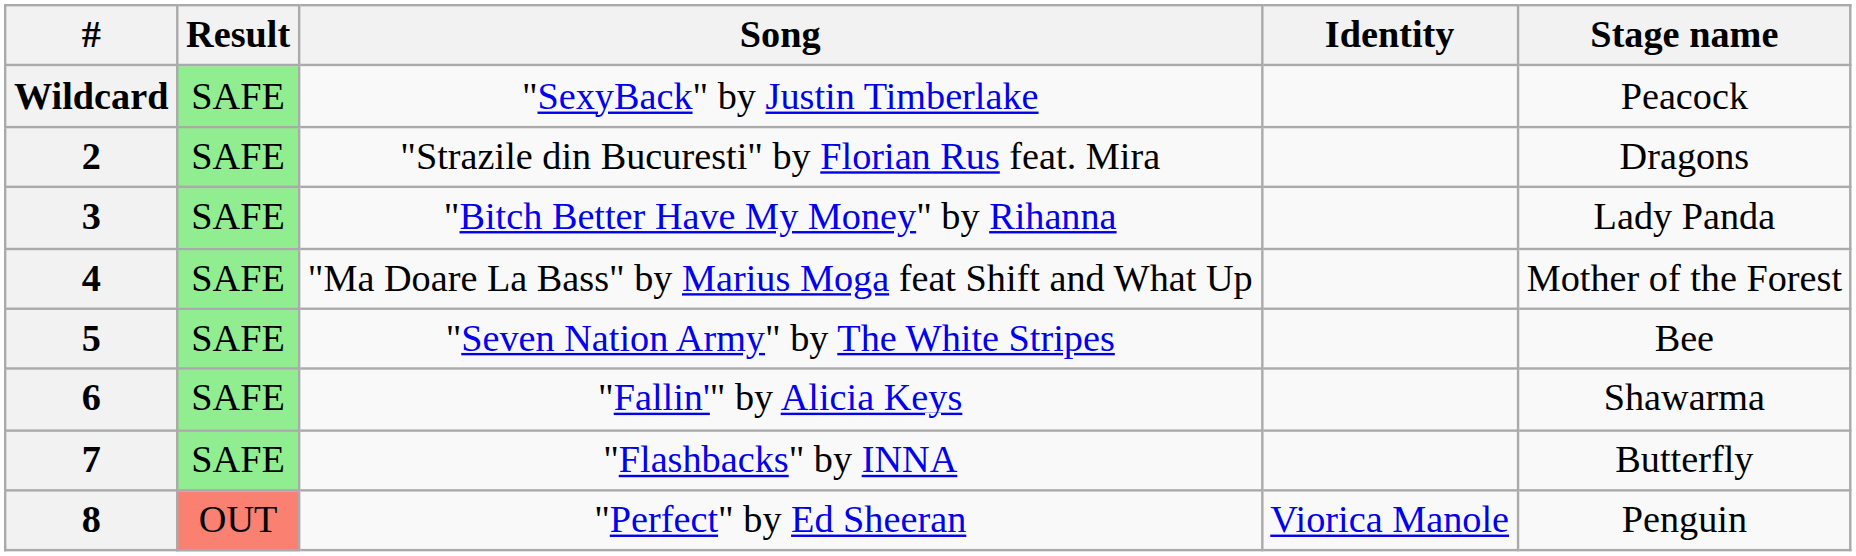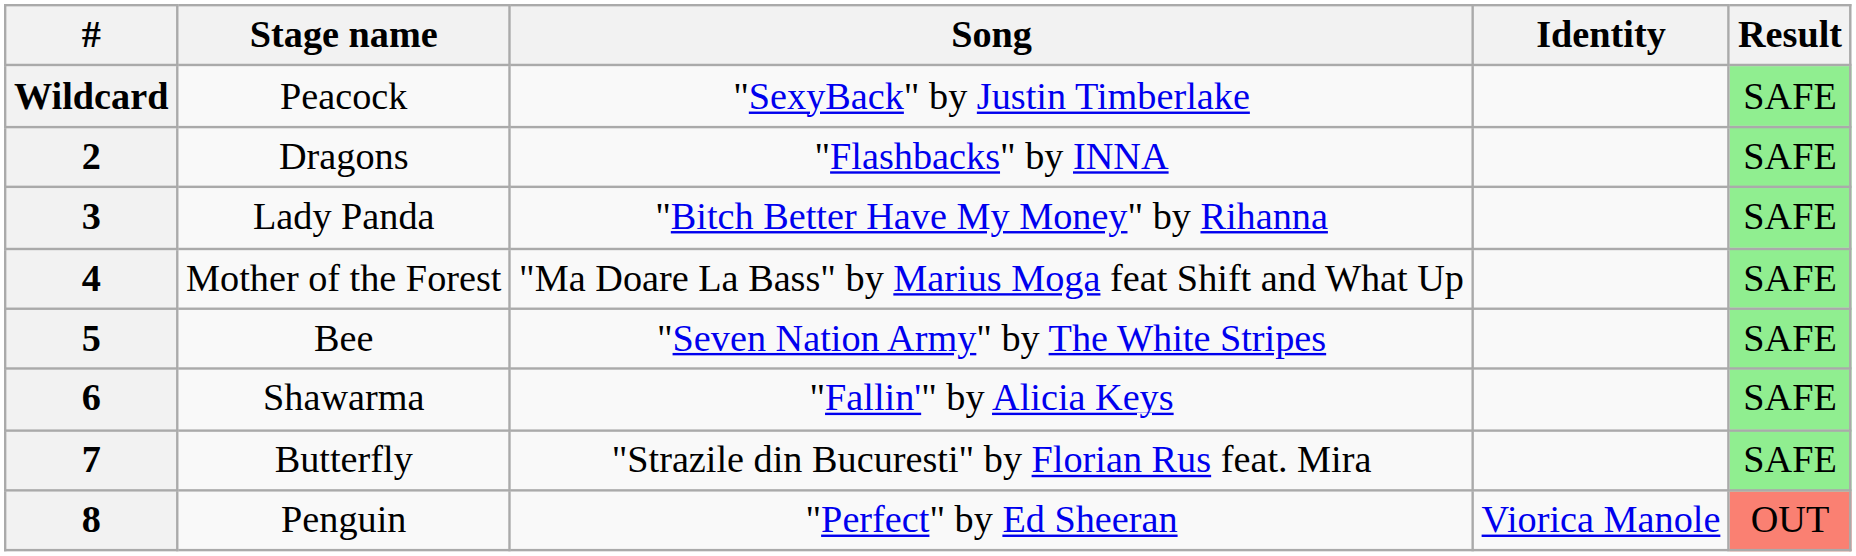columns swapped: (1684, 34) <-> (238, 34)
(780, 156) "Strazile din Bucuresti" by Florian Rus feat. Mira -> (992, 156) "Flashbacks" by INNA
(780, 459) "Flashbacks" by INNA -> (992, 459) "Strazile din Bucuresti" by Florian Rus feat. Mira
